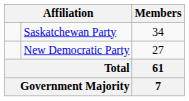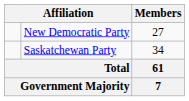rows swapped: (70, 31) <-> (77, 50)
